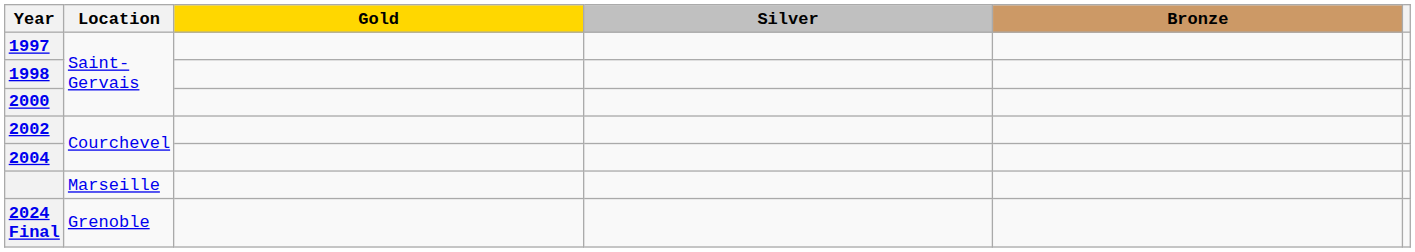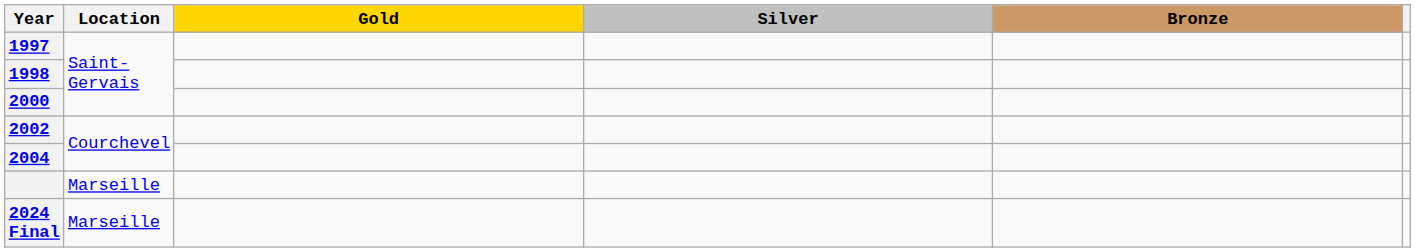(109, 223) Grenoble -> (114, 223) Marseille
